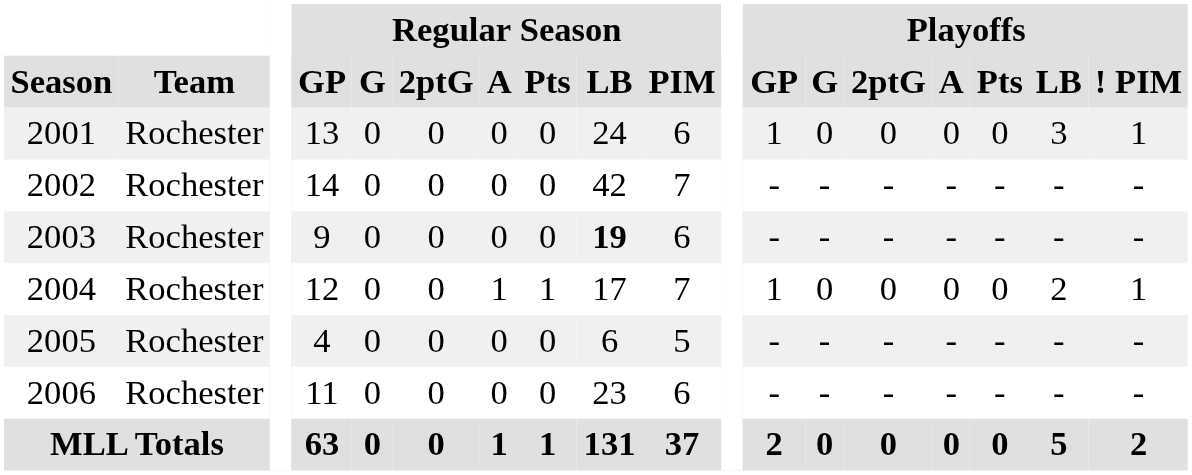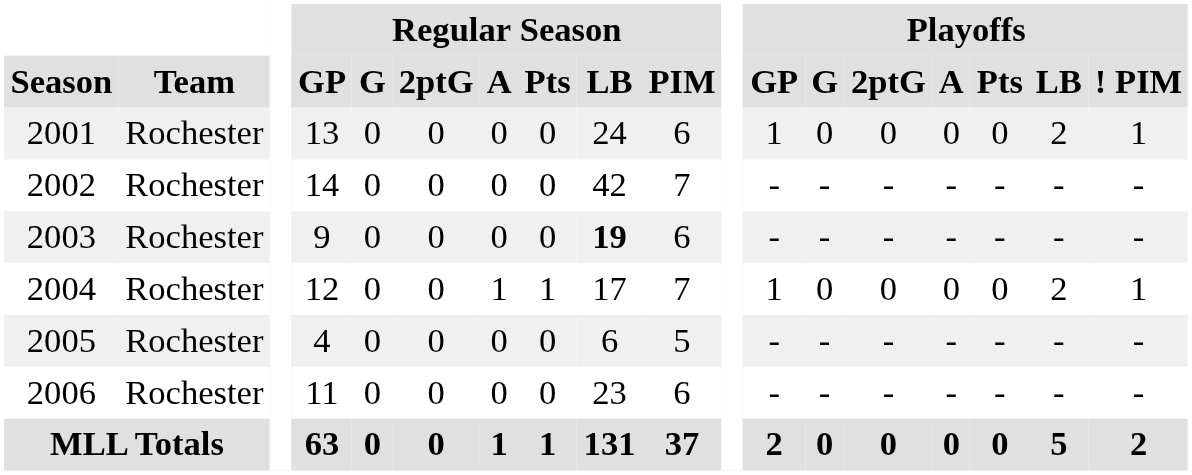(1059, 133) 3 -> (1059, 133) 2
